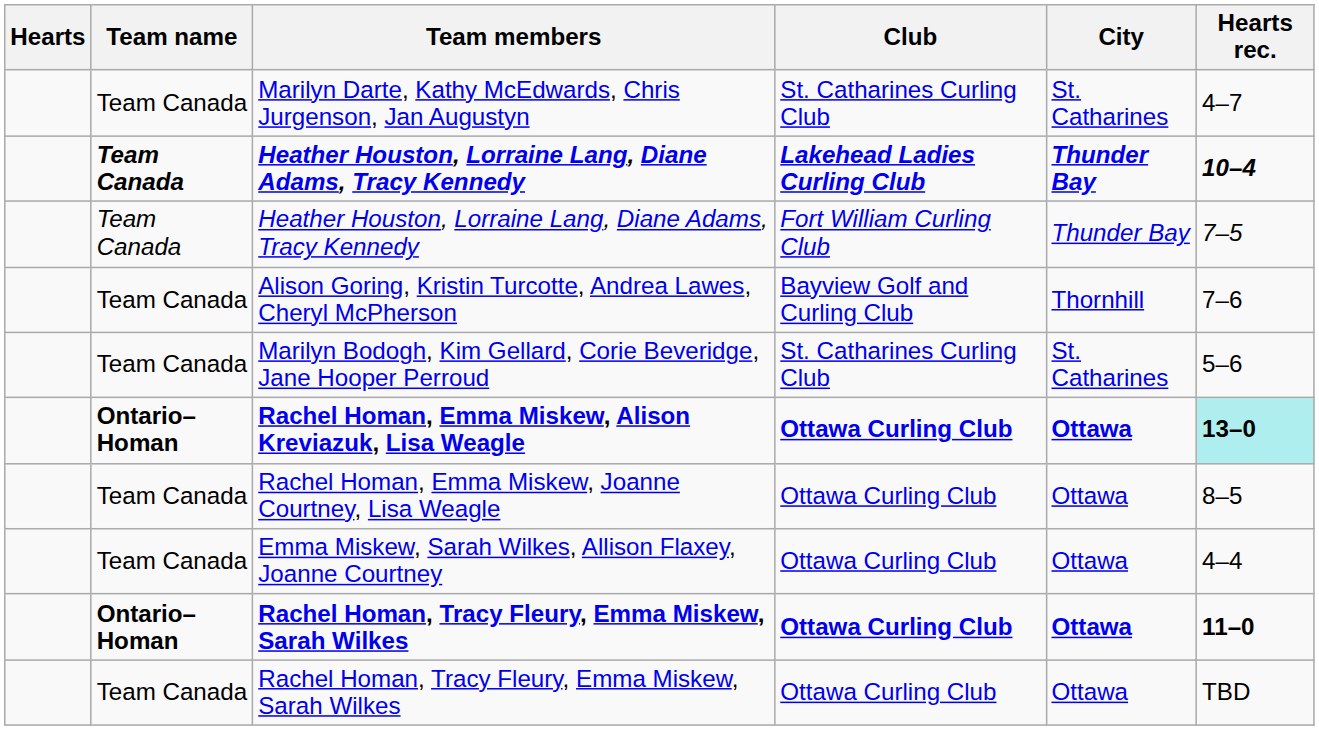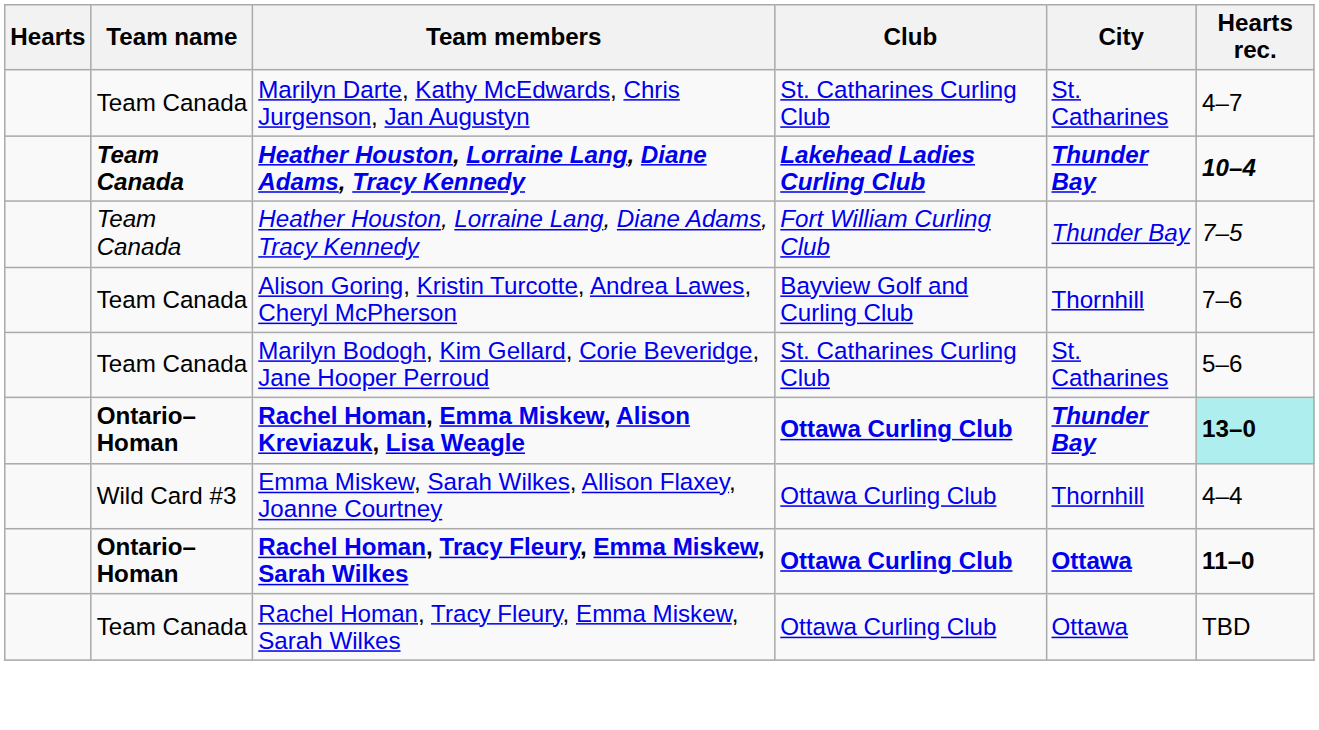(1092, 430) Ottawa -> (1100, 430) Thunder Bay
- row: (469, 495)
(172, 561) Team Canada -> (167, 495) Wild Card #3
(1090, 561) Ottawa -> (1098, 495) Thornhill
